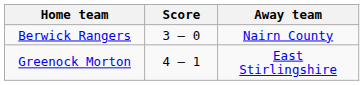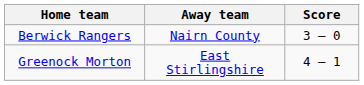columns swapped: (181, 15) <-> (288, 15)
